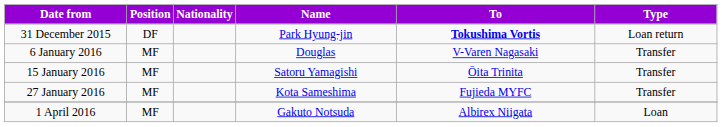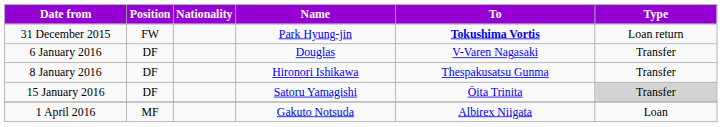(150, 34) DF -> (150, 34) FW
(150, 53) MF -> (150, 53) DF
+ row: (66, 73)
(150, 73) MF -> (150, 92) DF
(656, 73) no background -> (656, 92) lightgrey background
- row: (66, 92)
